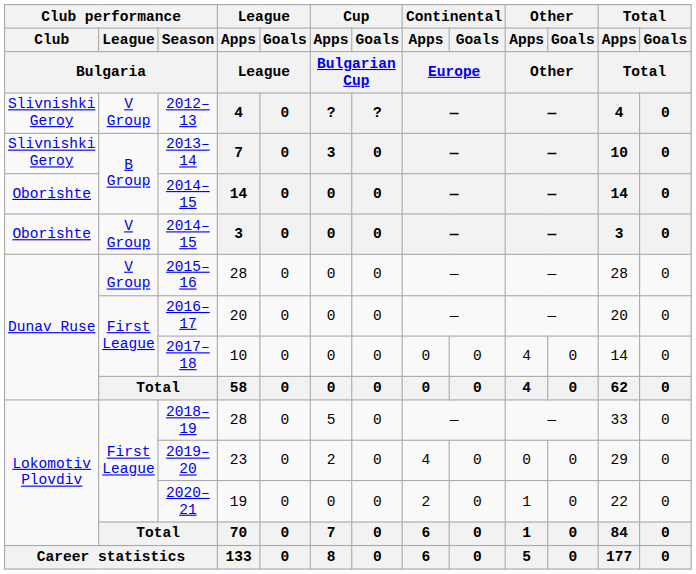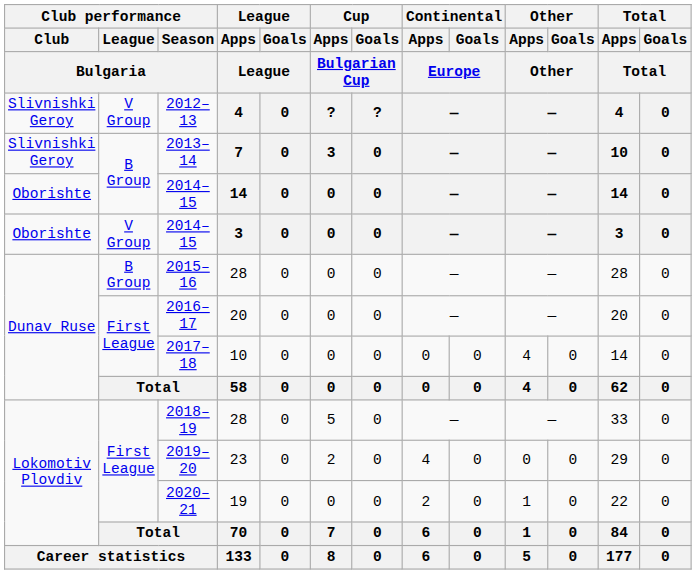(129, 275) V Group -> (129, 275) B Group
